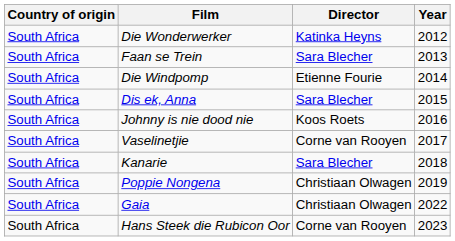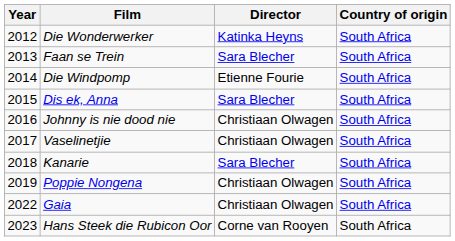columns swapped: (433, 15) <-> (61, 15)
(330, 120) Koos Roets -> (276, 120) Christiaan Olwagen
(351, 141) Corne van Rooyen -> (276, 141) Christiaan Olwagen
